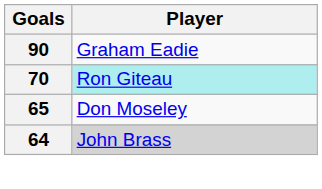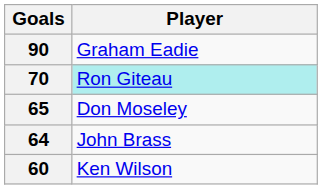(124, 139) lightgrey background -> (124, 139) no background
+ row: (38, 169)
